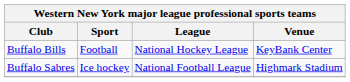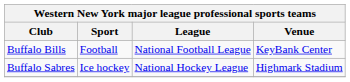(191, 49) National Hockey League -> (193, 49) National Football League
(193, 67) National Football League -> (191, 67) National Hockey League
